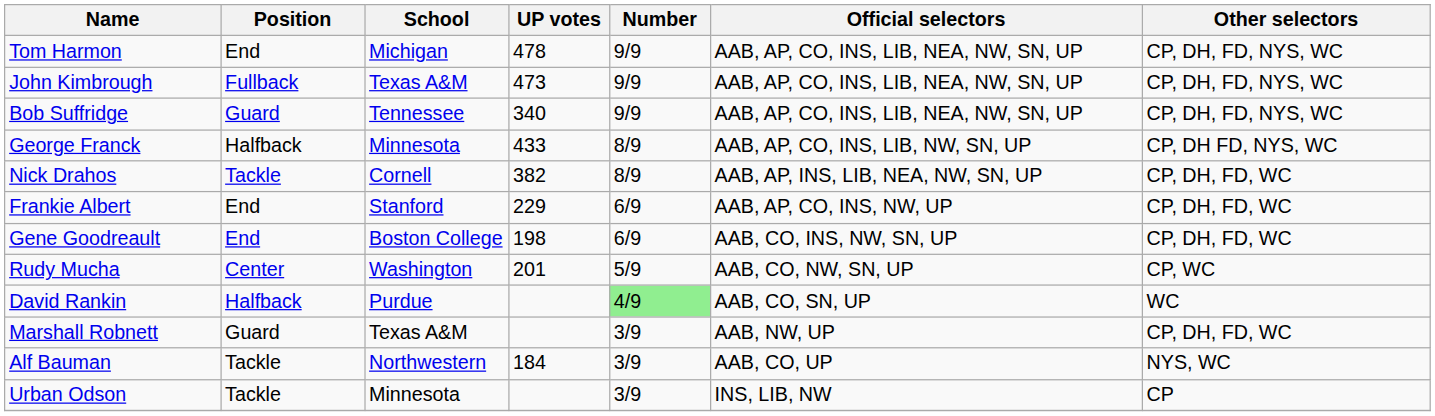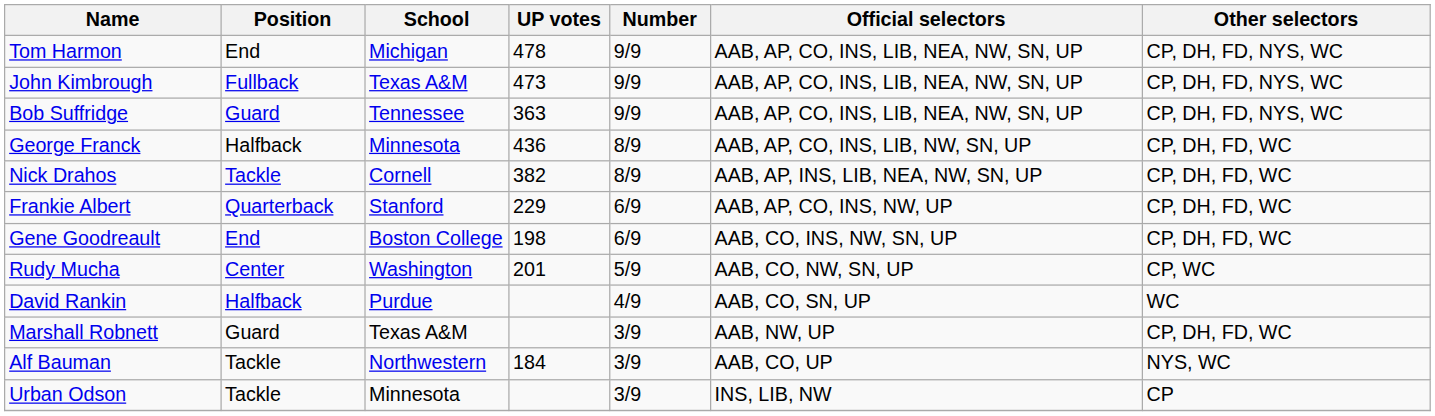(530, 113) 340 -> (530, 113) 363
(530, 144) 433 -> (530, 144) 436
(1242, 144) CP, DH FD, NYS, WC -> (1219, 144) CP, DH, FD, WC
(243, 207) End -> (279, 207) Quarterback
(628, 301) lightgreen background -> (628, 301) no background
